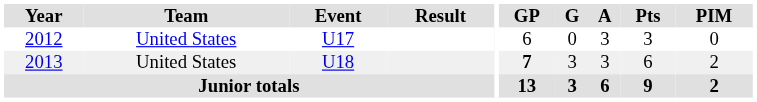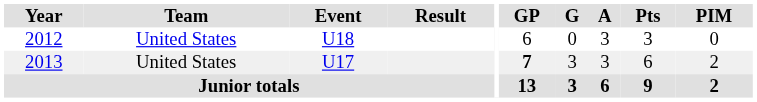(338, 39) U17 -> (338, 39) U18
(338, 62) U18 -> (338, 62) U17
